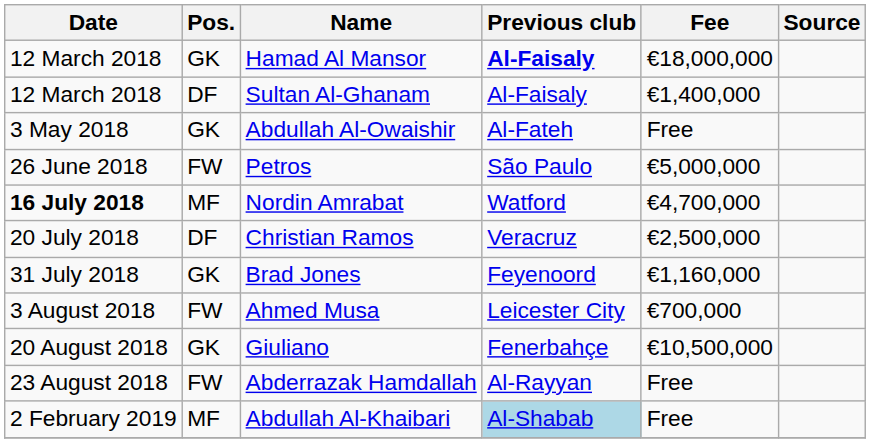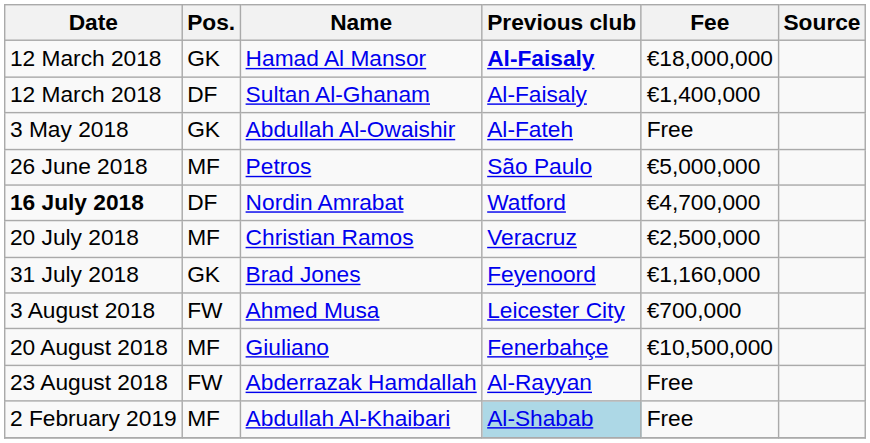(205, 166) FW -> (204, 166) MF
(204, 202) MF -> (202, 202) DF
(202, 238) DF -> (204, 238) MF
(204, 346) GK -> (204, 346) MF
